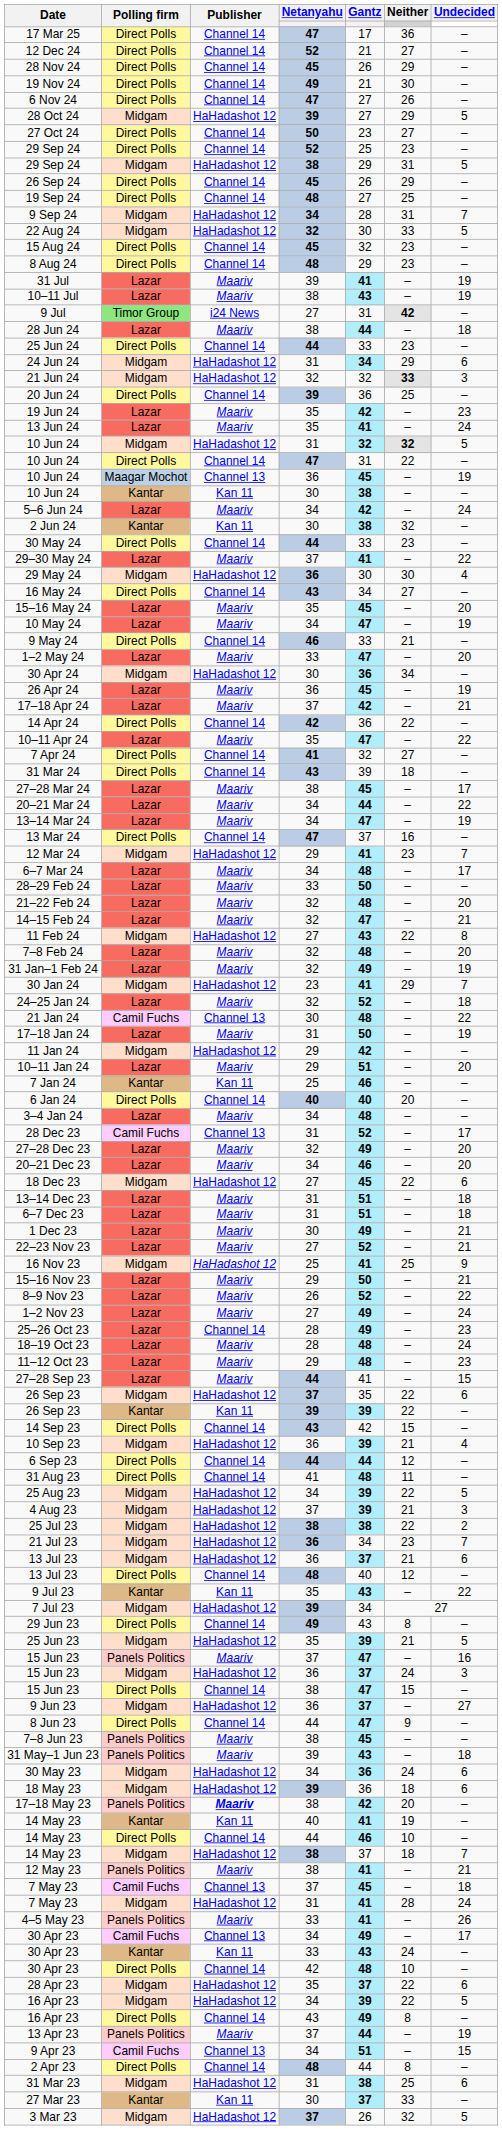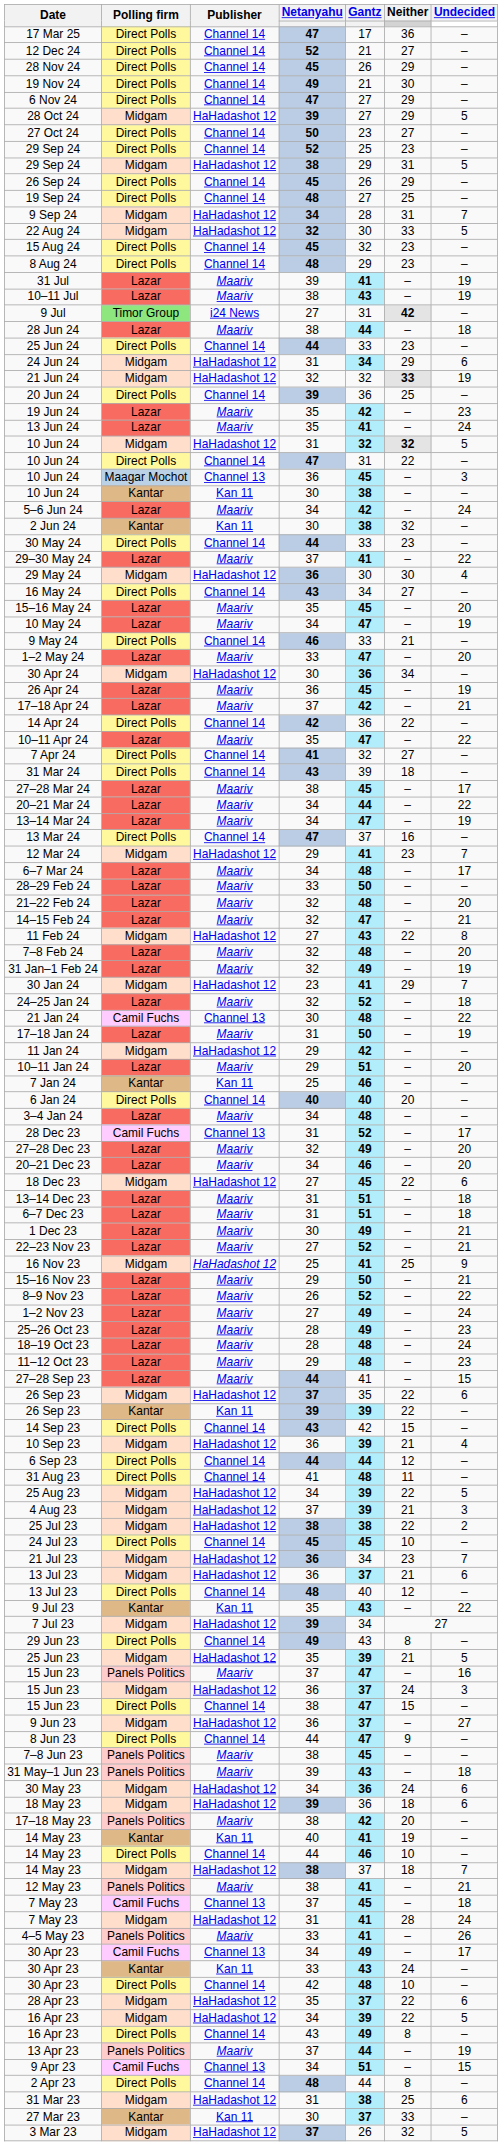(408, 100) 26 -> (408, 100) 29
(464, 379) 3 -> (464, 379) 19
(464, 477) 19 -> (464, 477) 3
(235, 1330) Channel 14 -> (235, 1330) Maariv
+ row: (53, 1543)
(235, 1805) bold -> (235, 1821) normal
